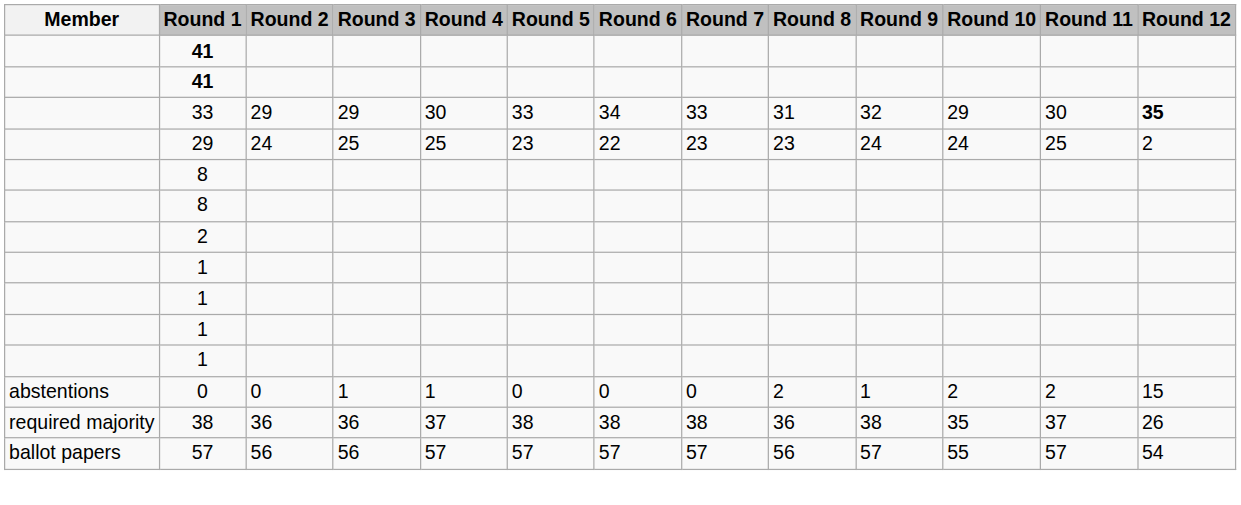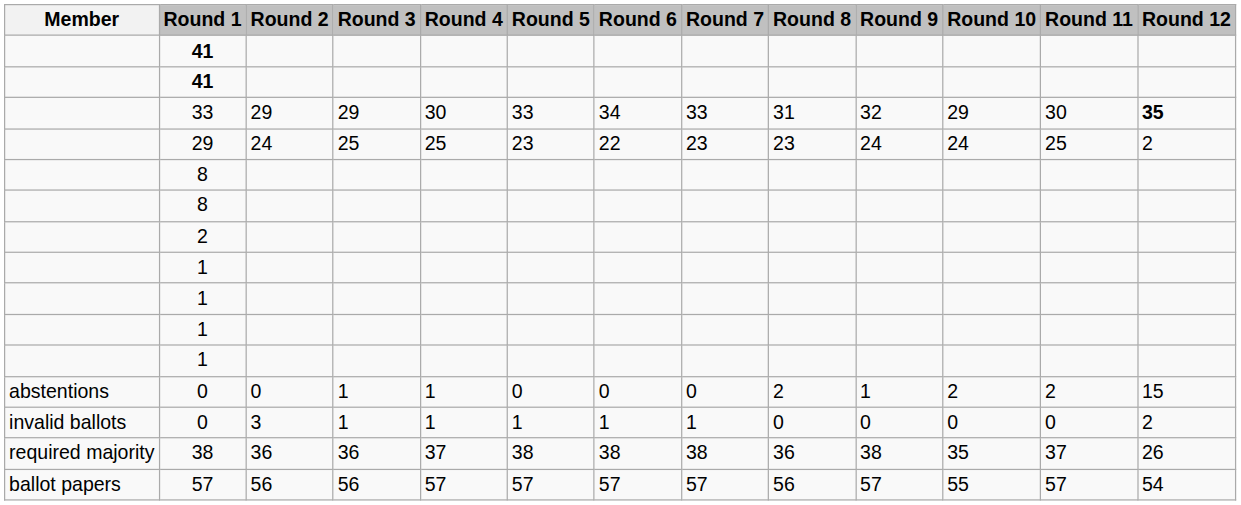+ row: (203, 422)
